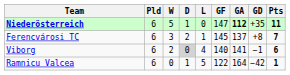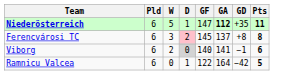- column: (204, 11)
(187, 37) no background -> (187, 37) pink background
(276, 37) 7 -> (260, 37) 8
(276, 63) 1 -> (260, 63) 5
